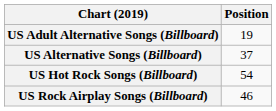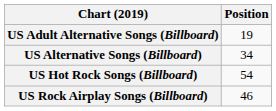(247, 55) 37 -> (247, 55) 34
